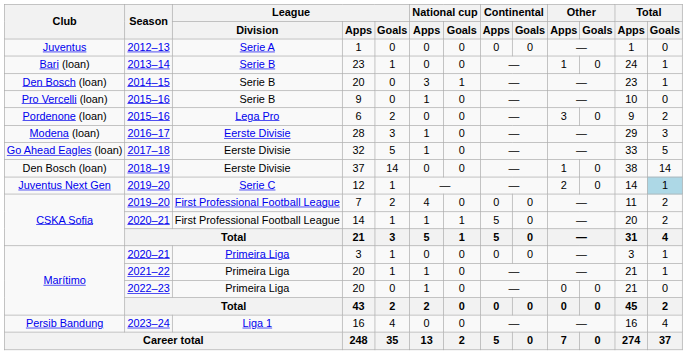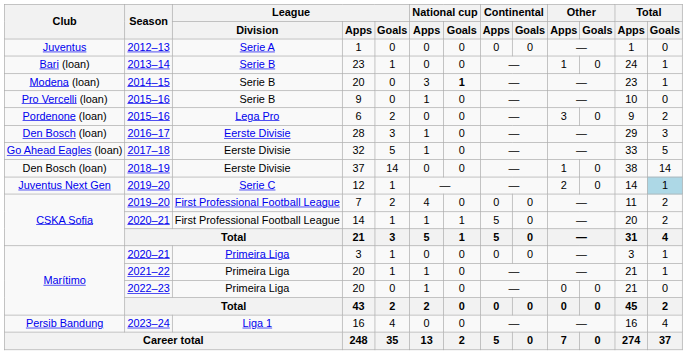(65, 82) Den Bosch (loan) -> (65, 82) Modena (loan)
(462, 82) normal -> (462, 82) bold
(65, 133) Modena (loan) -> (65, 133) Den Bosch (loan)
